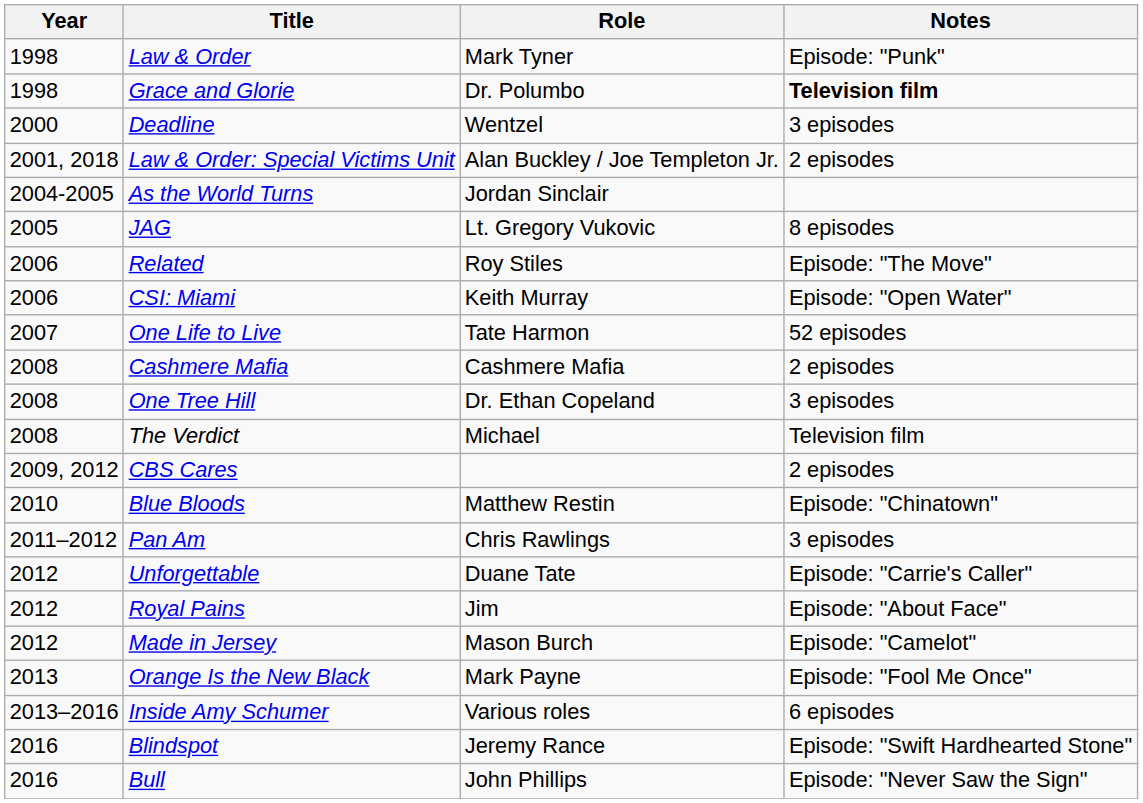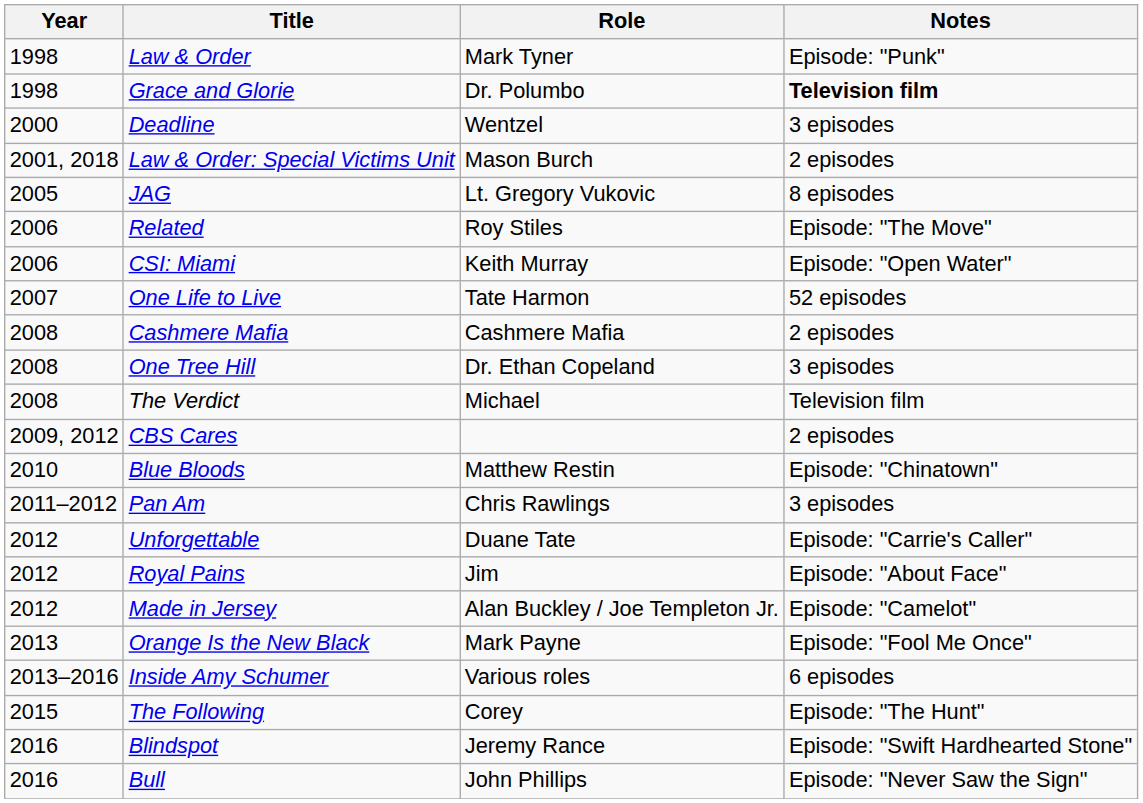(622, 159) Alan Buckley / Joe Templeton Jr. -> (529, 159) Mason Burch
- row: (221, 194)
(529, 642) Mason Burch -> (622, 608) Alan Buckley / Joe Templeton Jr.
+ row: (196, 711)
